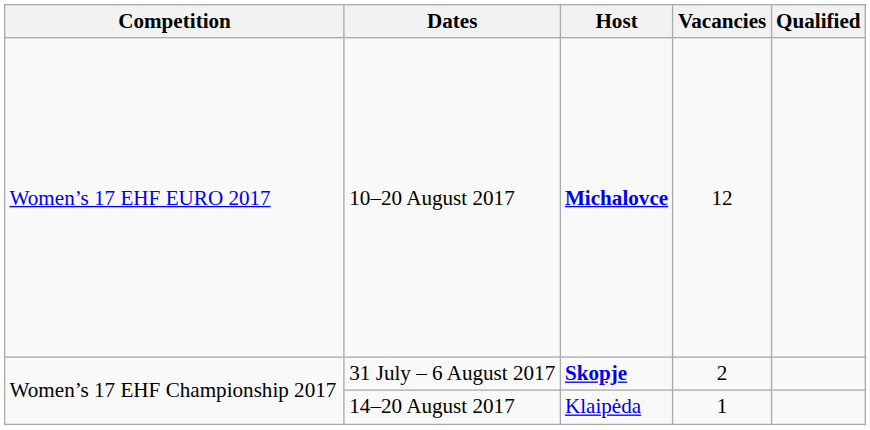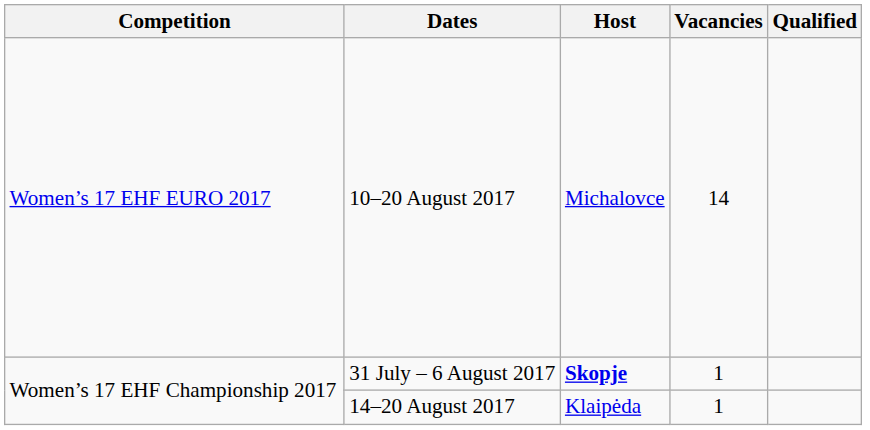(617, 197) bold -> (615, 197) normal
(722, 197) 12 -> (719, 197) 14
(722, 373) 2 -> (719, 373) 1
